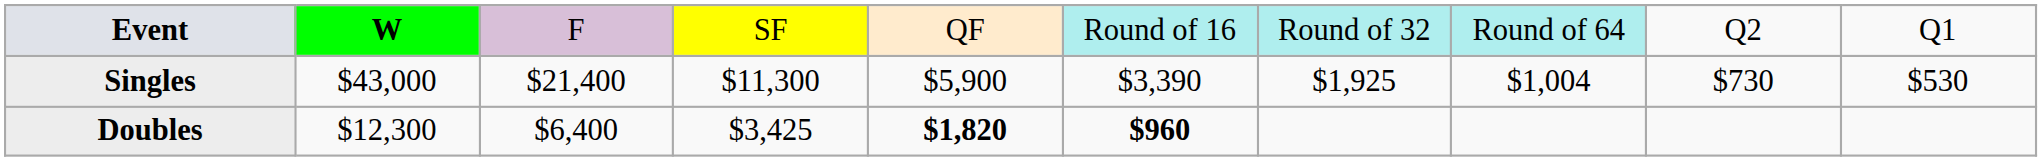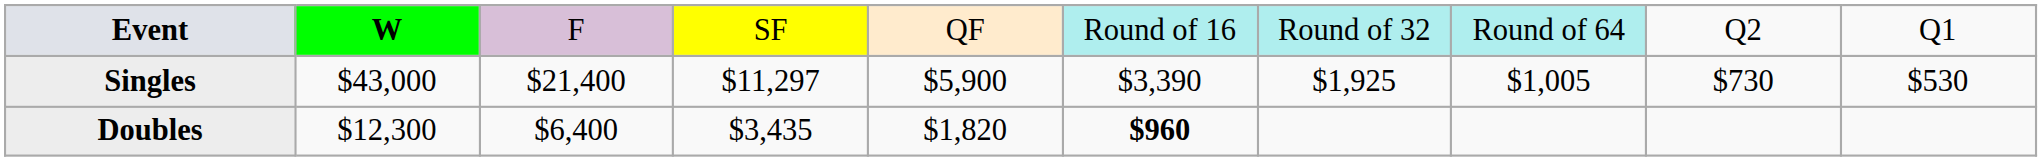(771, 80) $11,300 -> (771, 80) $11,297
(1549, 80) $1,004 -> (1549, 80) $1,005
(771, 130) $3,425 -> (771, 130) $3,435
(965, 130) bold -> (965, 130) normal
